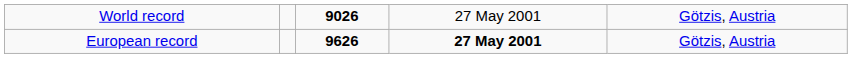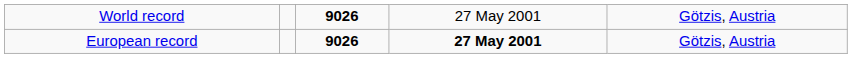(342, 41) 9626 -> (342, 41) 9026
